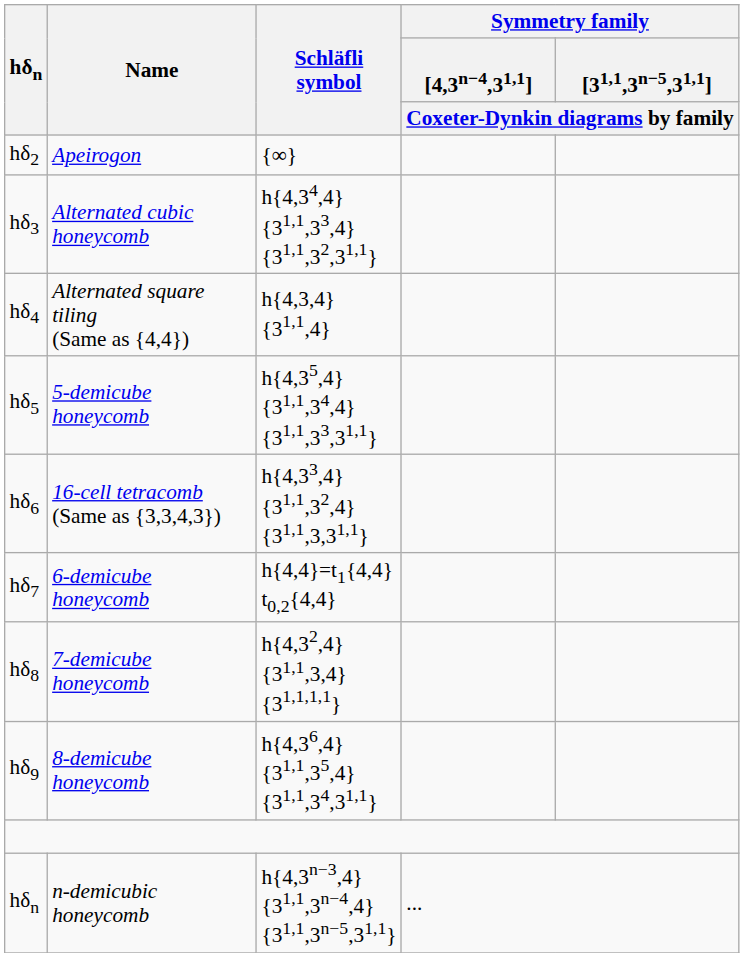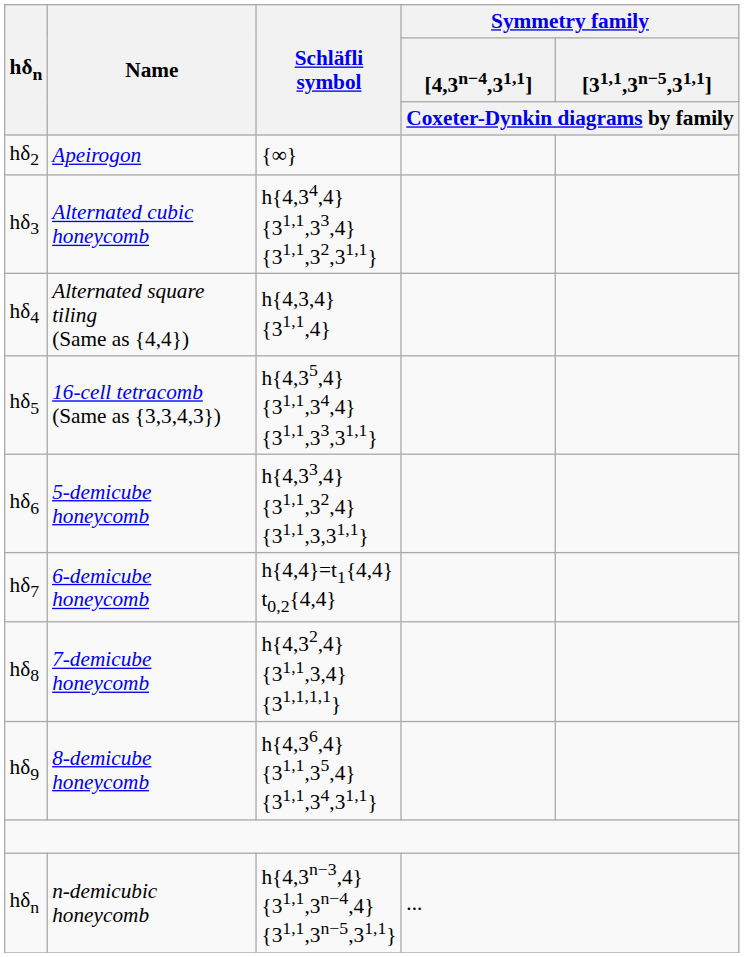(102, 404) 5-demicube honeycomb -> (137, 404) 16-cell tetracomb (Same as {3,3,4,3})
(137, 503) 16-cell tetracomb (Same as {3,3,4,3}) -> (102, 503) 5-demicube honeycomb
